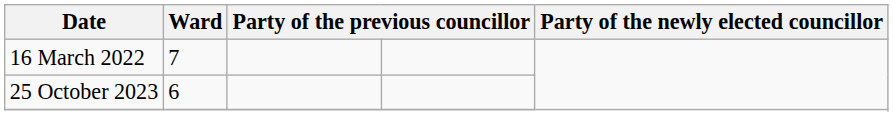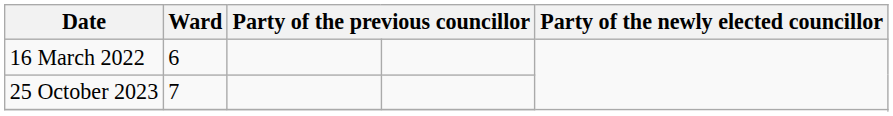(174, 57) 7 -> (174, 57) 6
(174, 92) 6 -> (174, 92) 7
